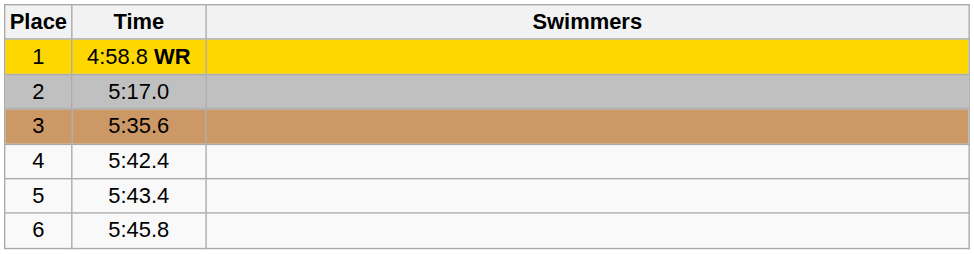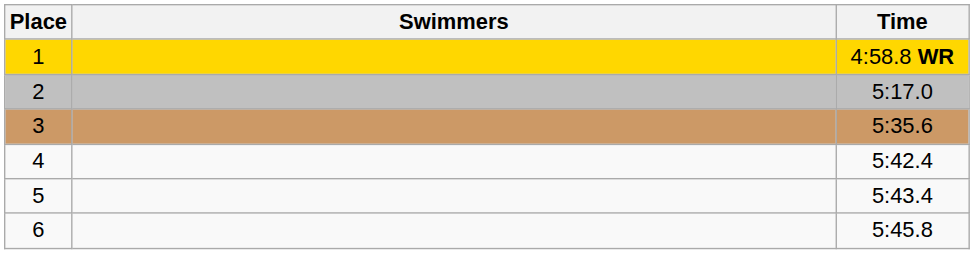columns swapped: (587, 21) <-> (139, 21)
